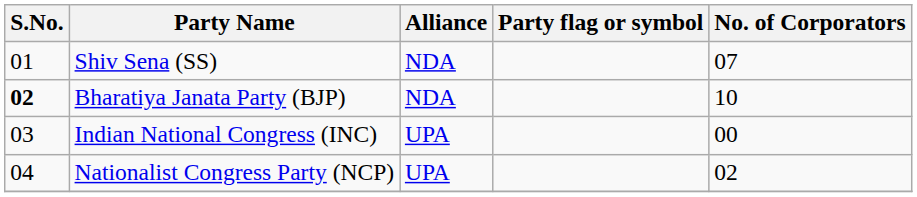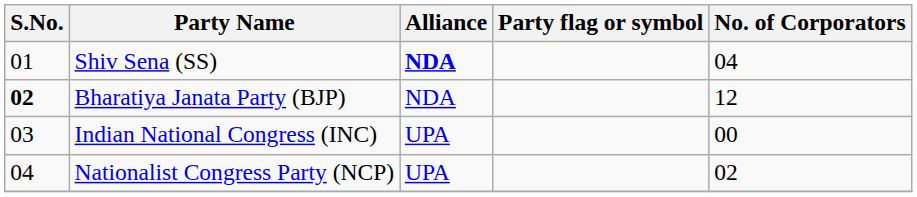(430, 60) normal -> (430, 60) bold
(726, 60) 07 -> (726, 60) 04
(726, 97) 10 -> (726, 97) 12
